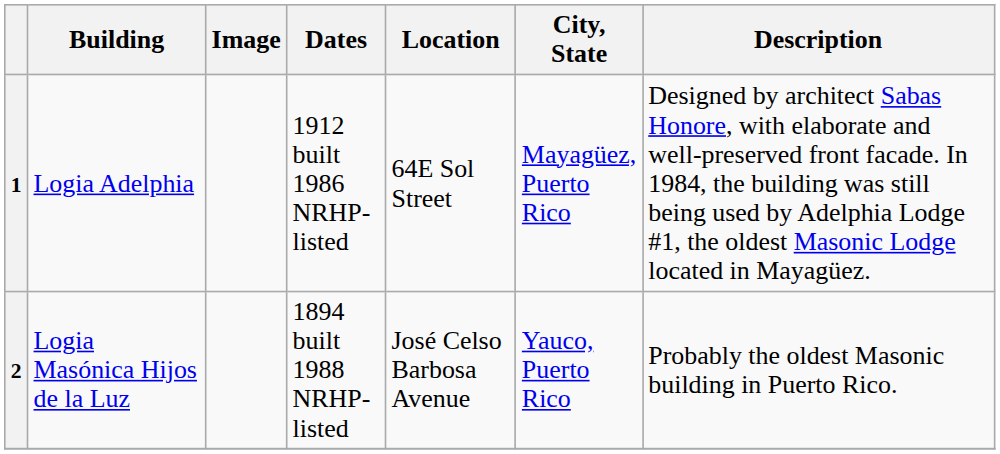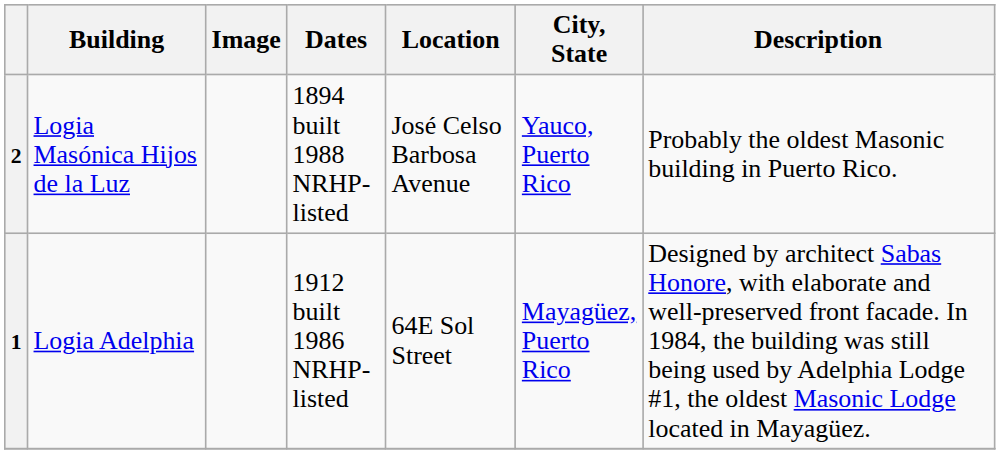rows swapped: (16, 184) <-> (16, 371)
